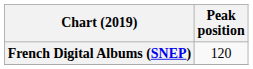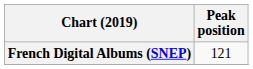(221, 53) 120 -> (221, 53) 121
